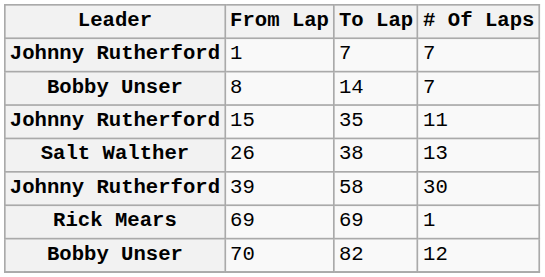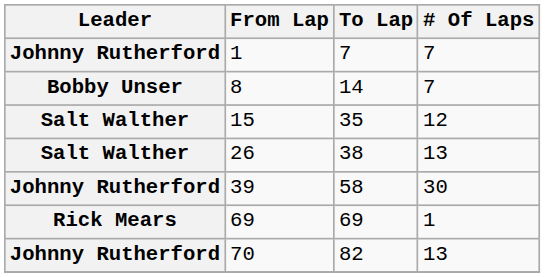(115, 122) Johnny Rutherford -> (115, 122) Salt Walther
(435, 122) 11 -> (435, 122) 12
(115, 255) Bobby Unser -> (115, 255) Johnny Rutherford
(435, 255) 12 -> (435, 255) 13
